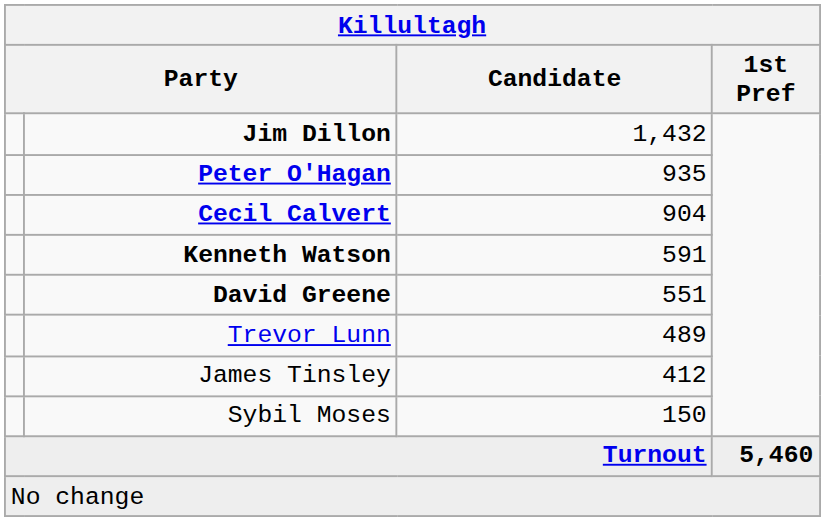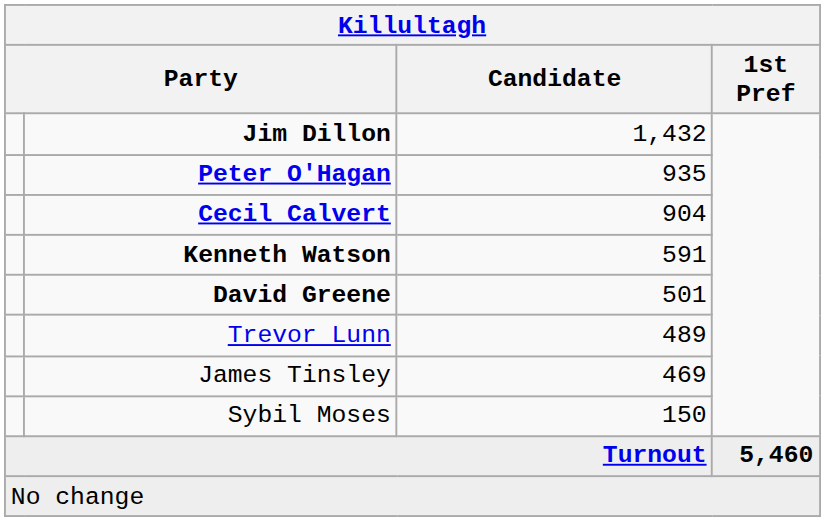(684, 295) 551 -> (684, 295) 501
(684, 376) 412 -> (684, 376) 469
